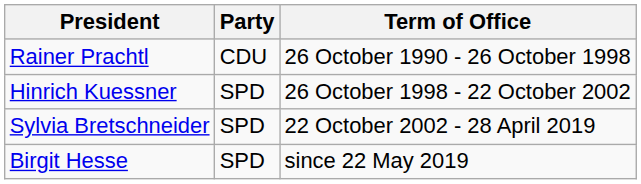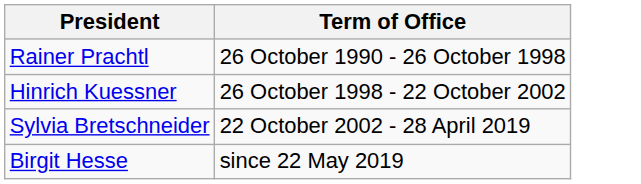- column: (247, 21)
